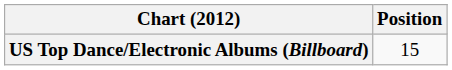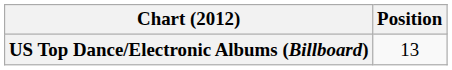(410, 49) 15 -> (410, 49) 13
